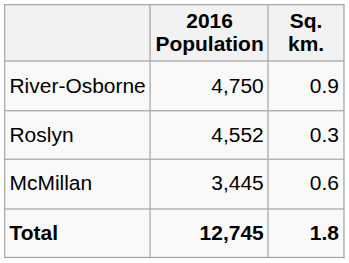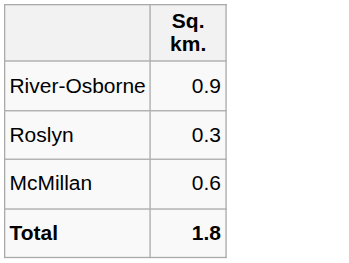- column: (210, 32)
